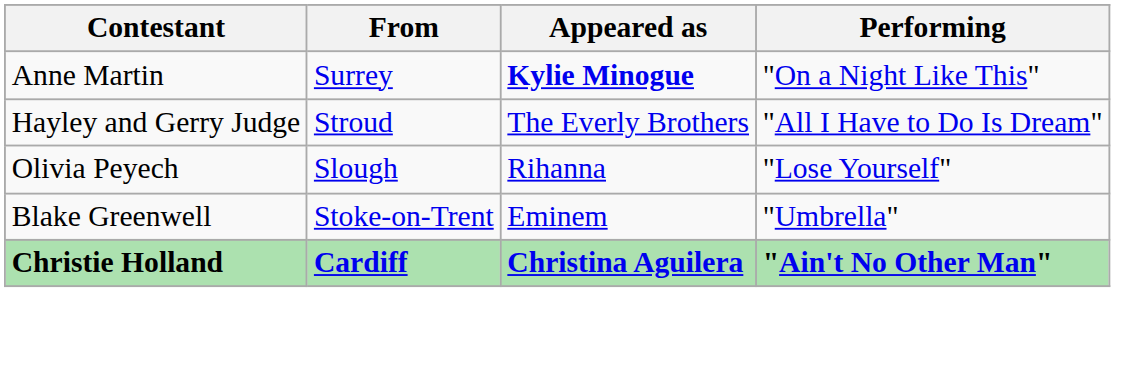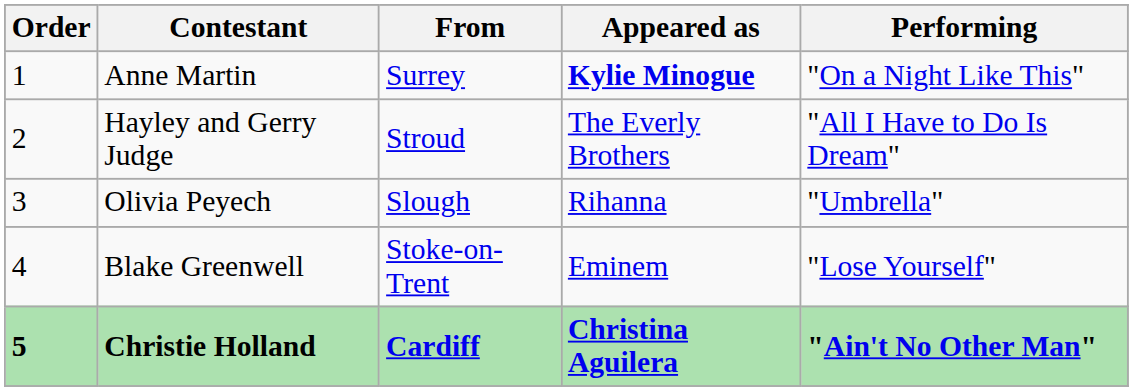+ column: (51, 27)
(857, 168) "Lose Yourself" -> (875, 202) "Umbrella"
(831, 215) "Umbrella" -> (902, 265) "Lose Yourself"
